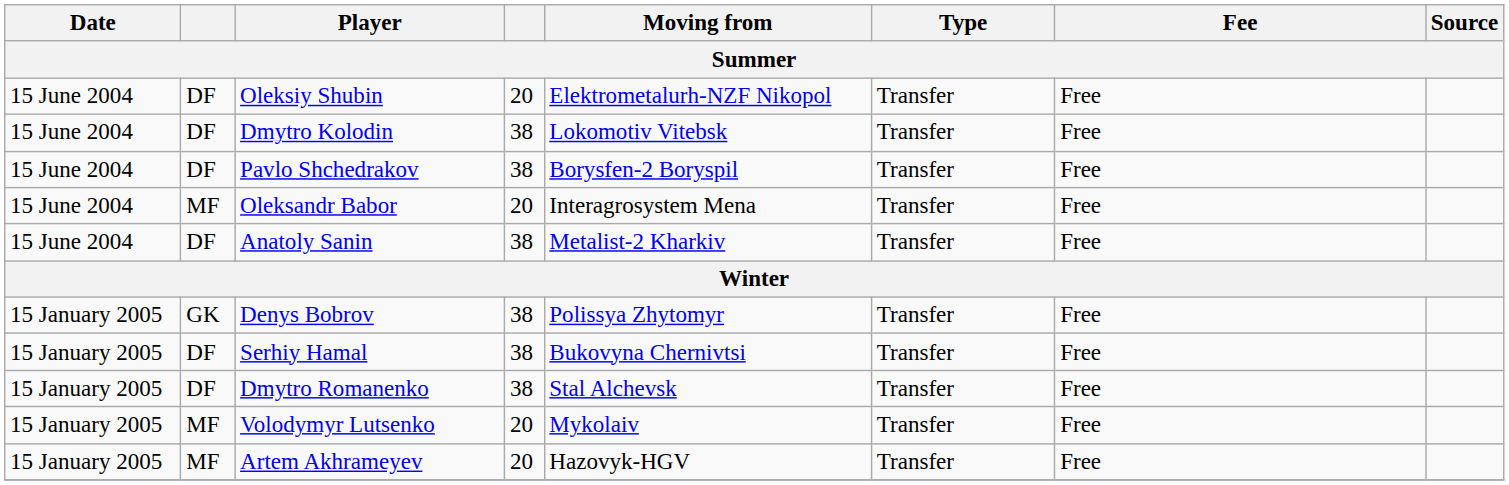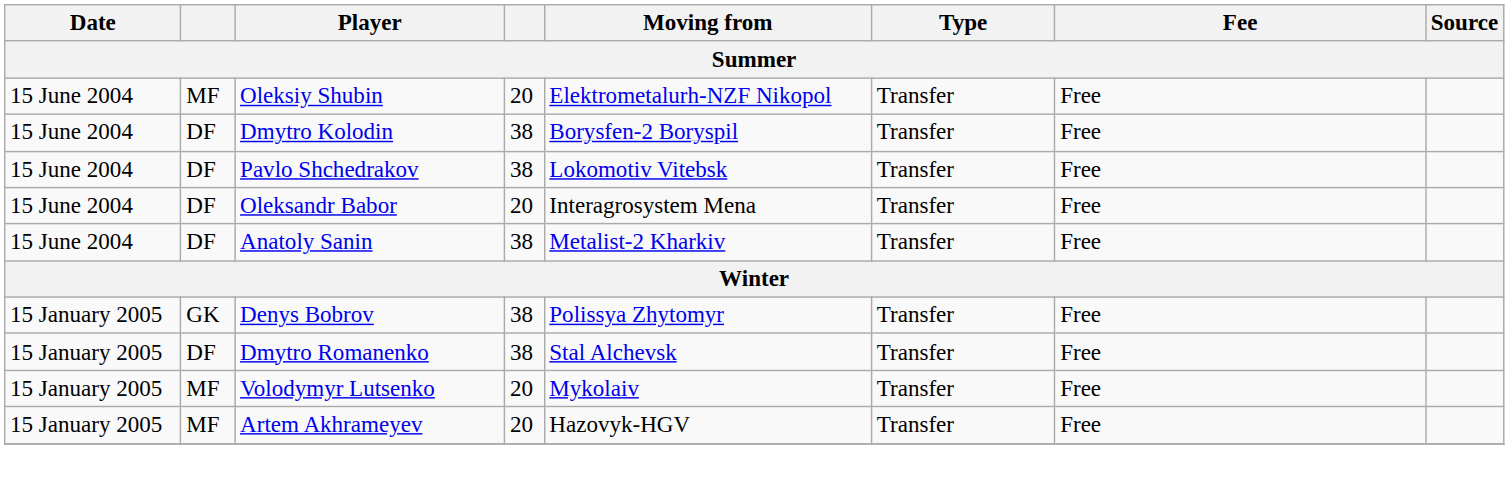(201, 95) DF -> (203, 95) MF
(638, 132) Lokomotiv Vitebsk -> (644, 132) Borysfen-2 Boryspil
(644, 168) Borysfen-2 Boryspil -> (638, 168) Lokomotiv Vitebsk
(203, 205) MF -> (201, 205) DF
- row: (304, 351)
